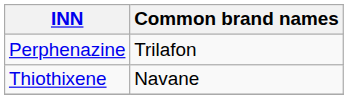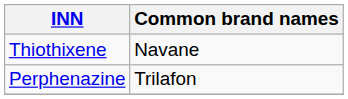rows swapped: (67, 49) <-> (58, 79)
